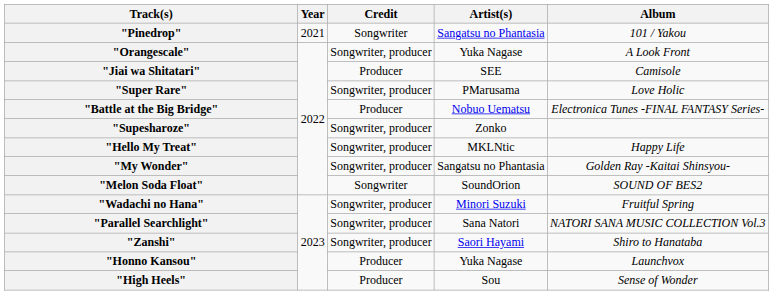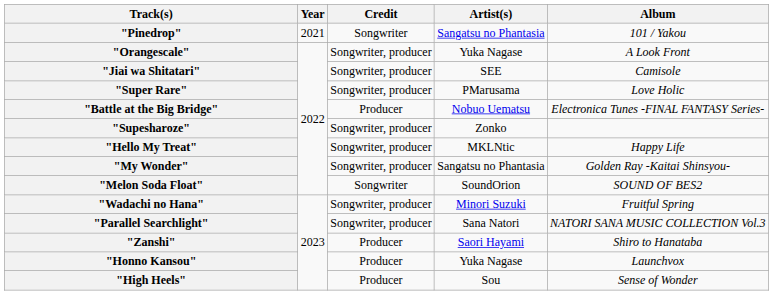(381, 71) Producer -> (381, 71) Songwriter, producer
(381, 242) Songwriter, producer -> (381, 242) Producer
